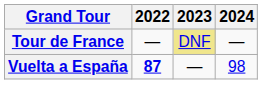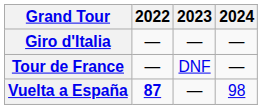+ row: (68, 41)
(195, 41) khaki background -> (195, 66) no background
